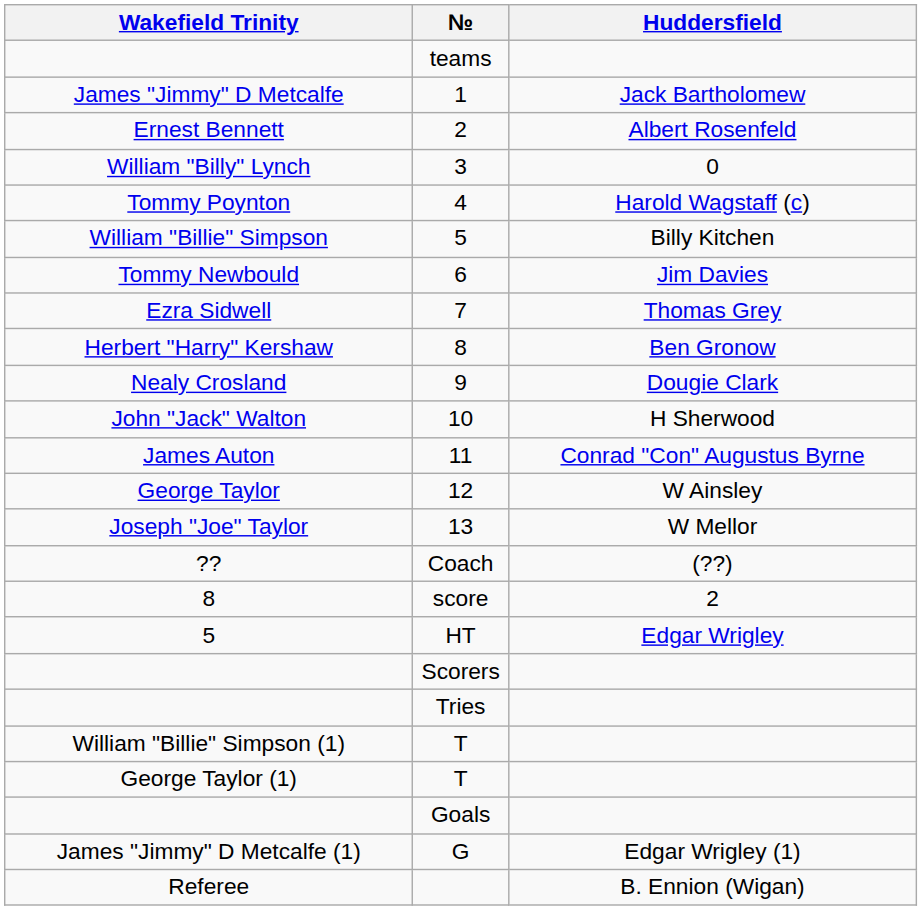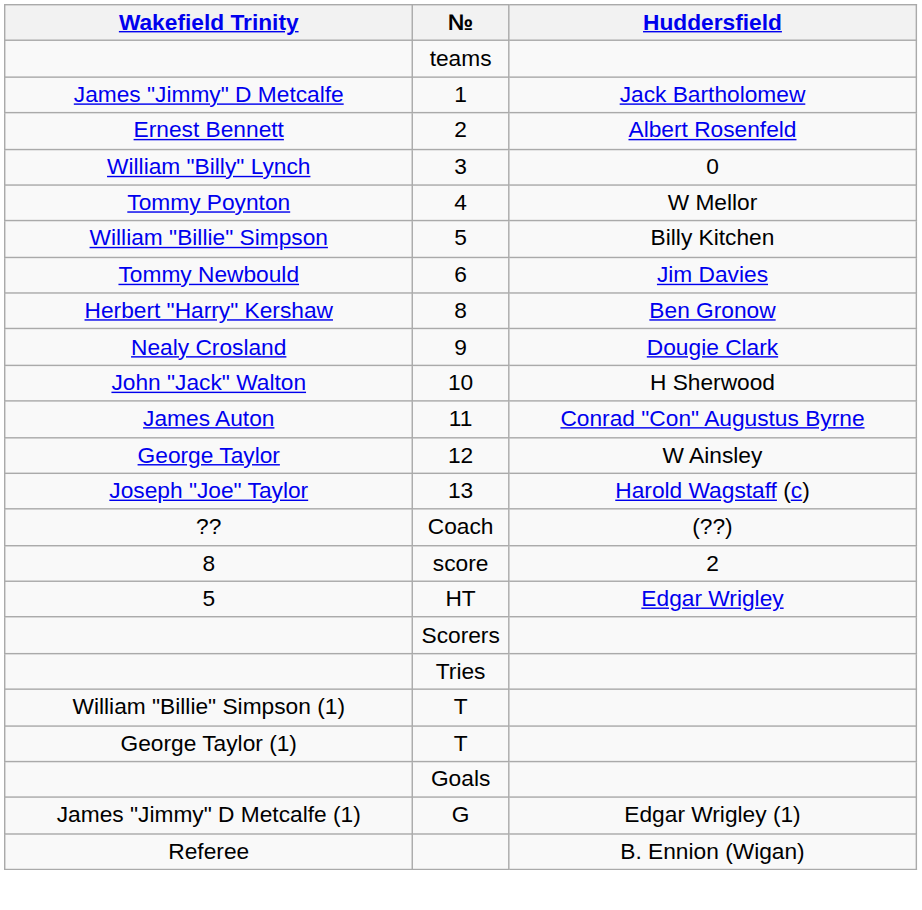(712, 202) Harold Wagstaff (c) -> (712, 202) W Mellor
- row: (209, 310)
(712, 526) W Mellor -> (712, 490) Harold Wagstaff (c)
